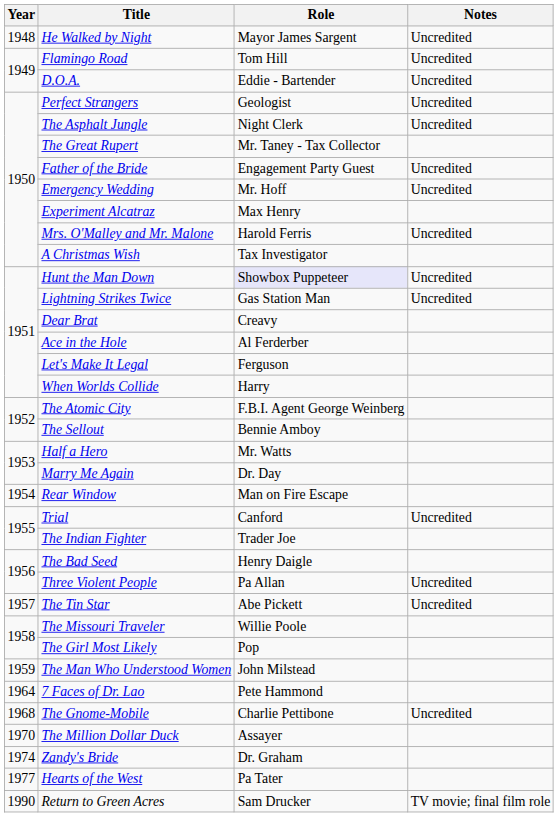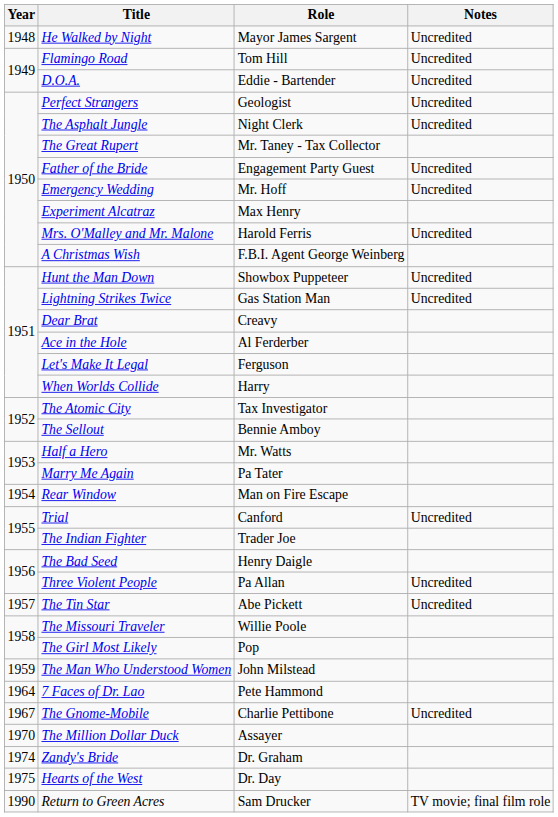(282, 255) Tax Investigator -> (321, 255) F.B.I. Agent George Weinberg
(293, 277) lavender background -> (293, 277) no background
(321, 408) F.B.I. Agent George Weinberg -> (282, 408) Tax Investigator
(259, 473) Dr. Day -> (260, 473) Pa Tater
(21, 713) 1968 -> (21, 713) 1967
(21, 779) 1977 -> (21, 779) 1975
(260, 779) Pa Tater -> (259, 779) Dr. Day
